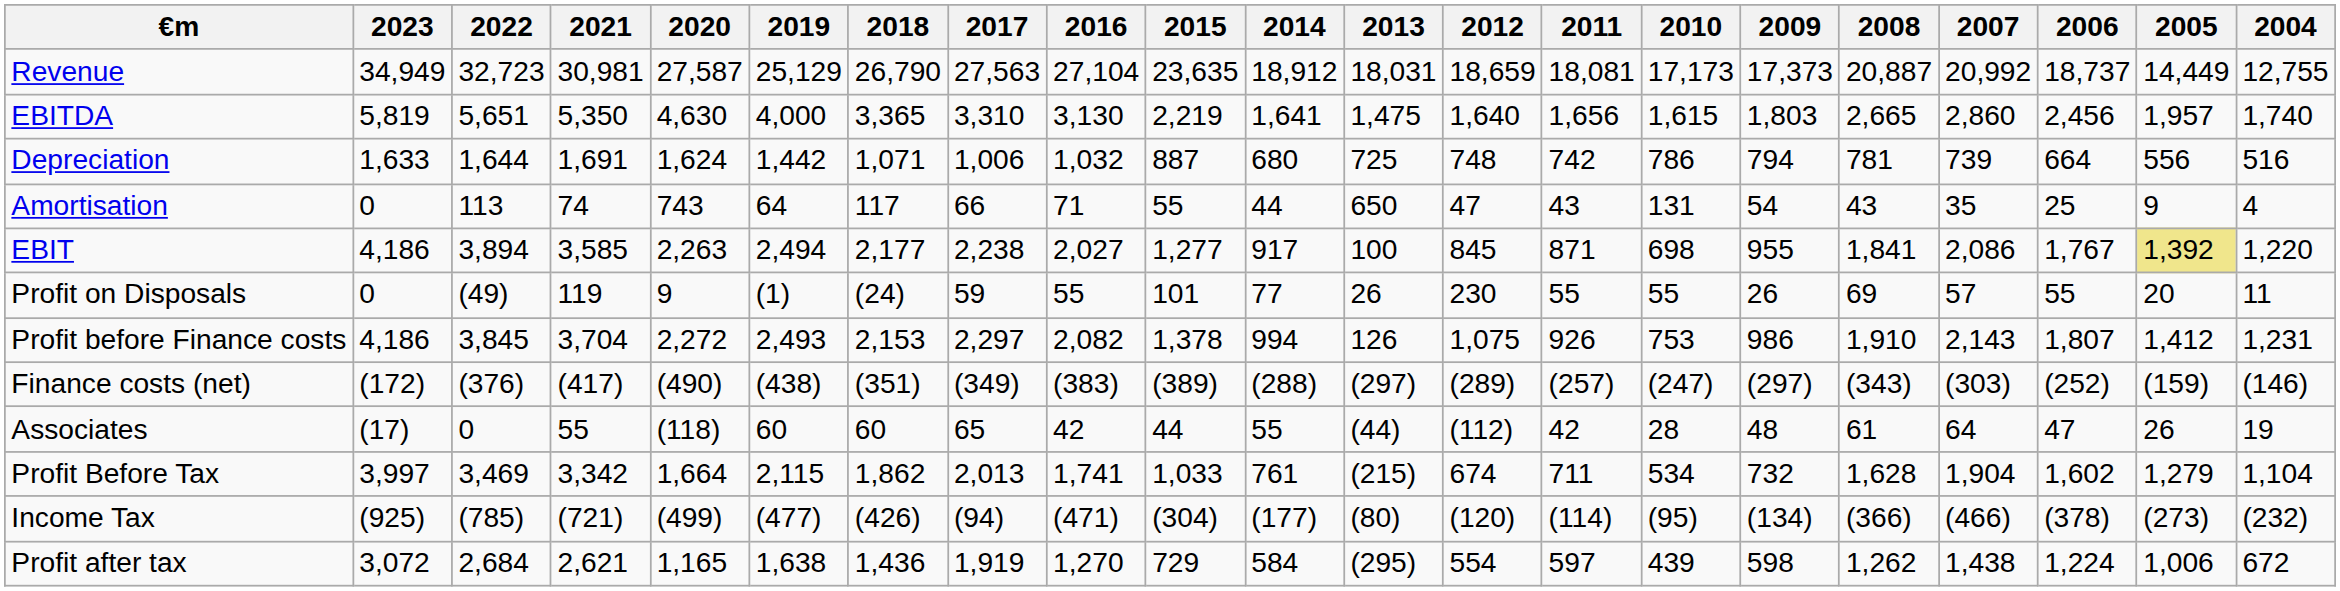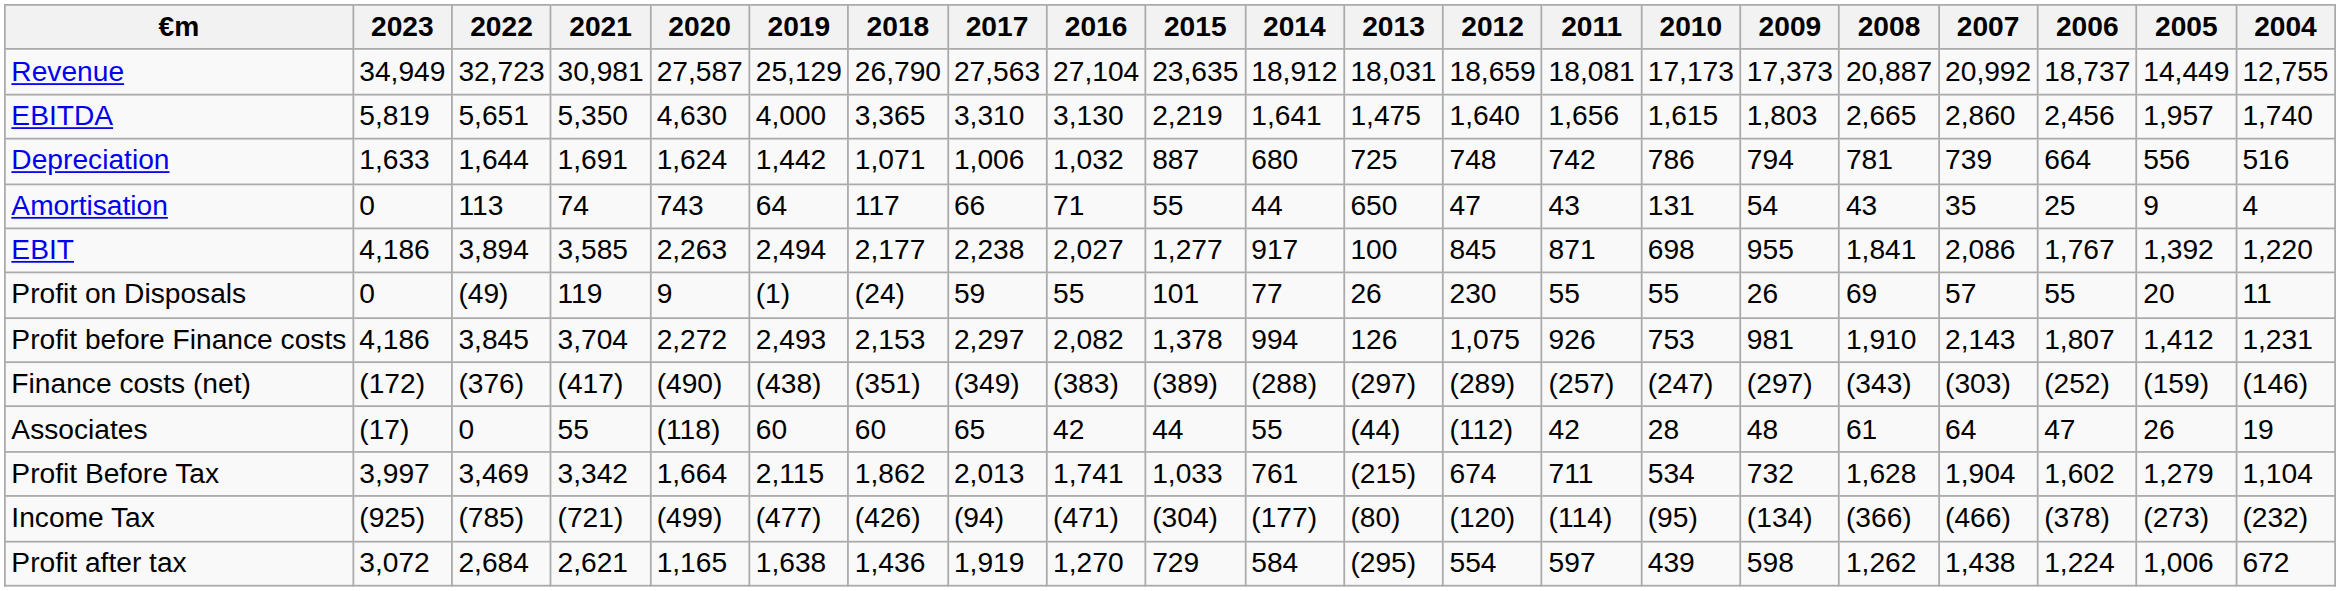(2179, 250) khaki background -> (2179, 250) no background
(1770, 339) 986 -> (1770, 339) 981
